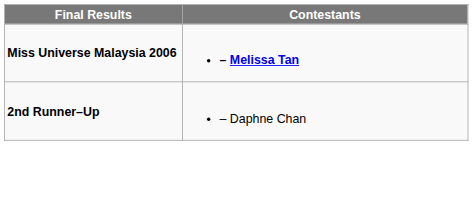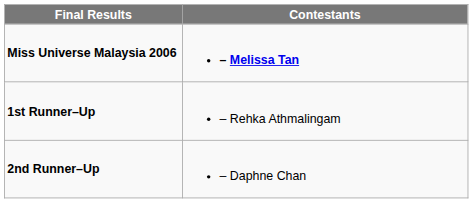+ row: (51, 112)
